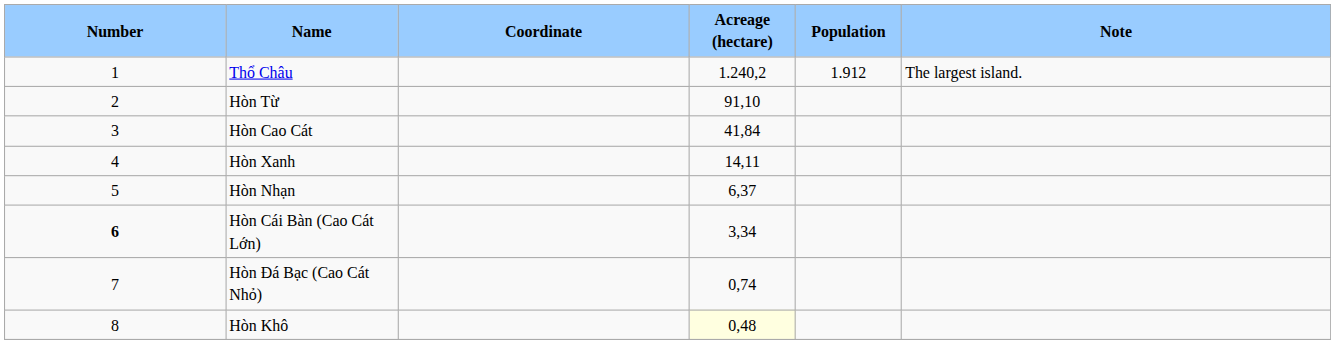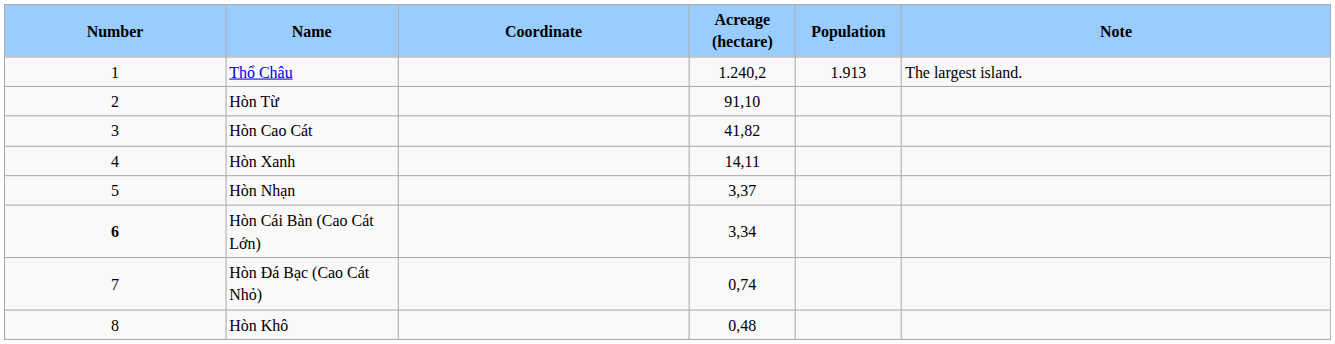(848, 72) 1.912 -> (848, 72) 1.913
(742, 131) 41,84 -> (742, 131) 41,82
(742, 191) 6,37 -> (742, 191) 3,37
(742, 325) lightyellow background -> (742, 325) no background
